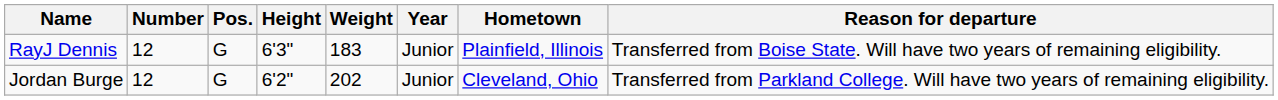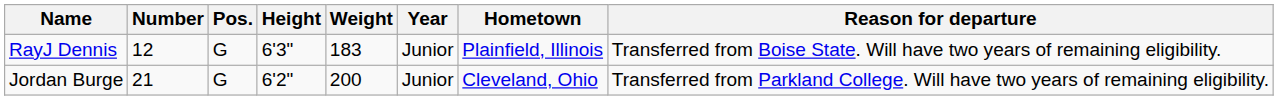(143, 79) 12 -> (143, 79) 21
(346, 79) 202 -> (346, 79) 200
